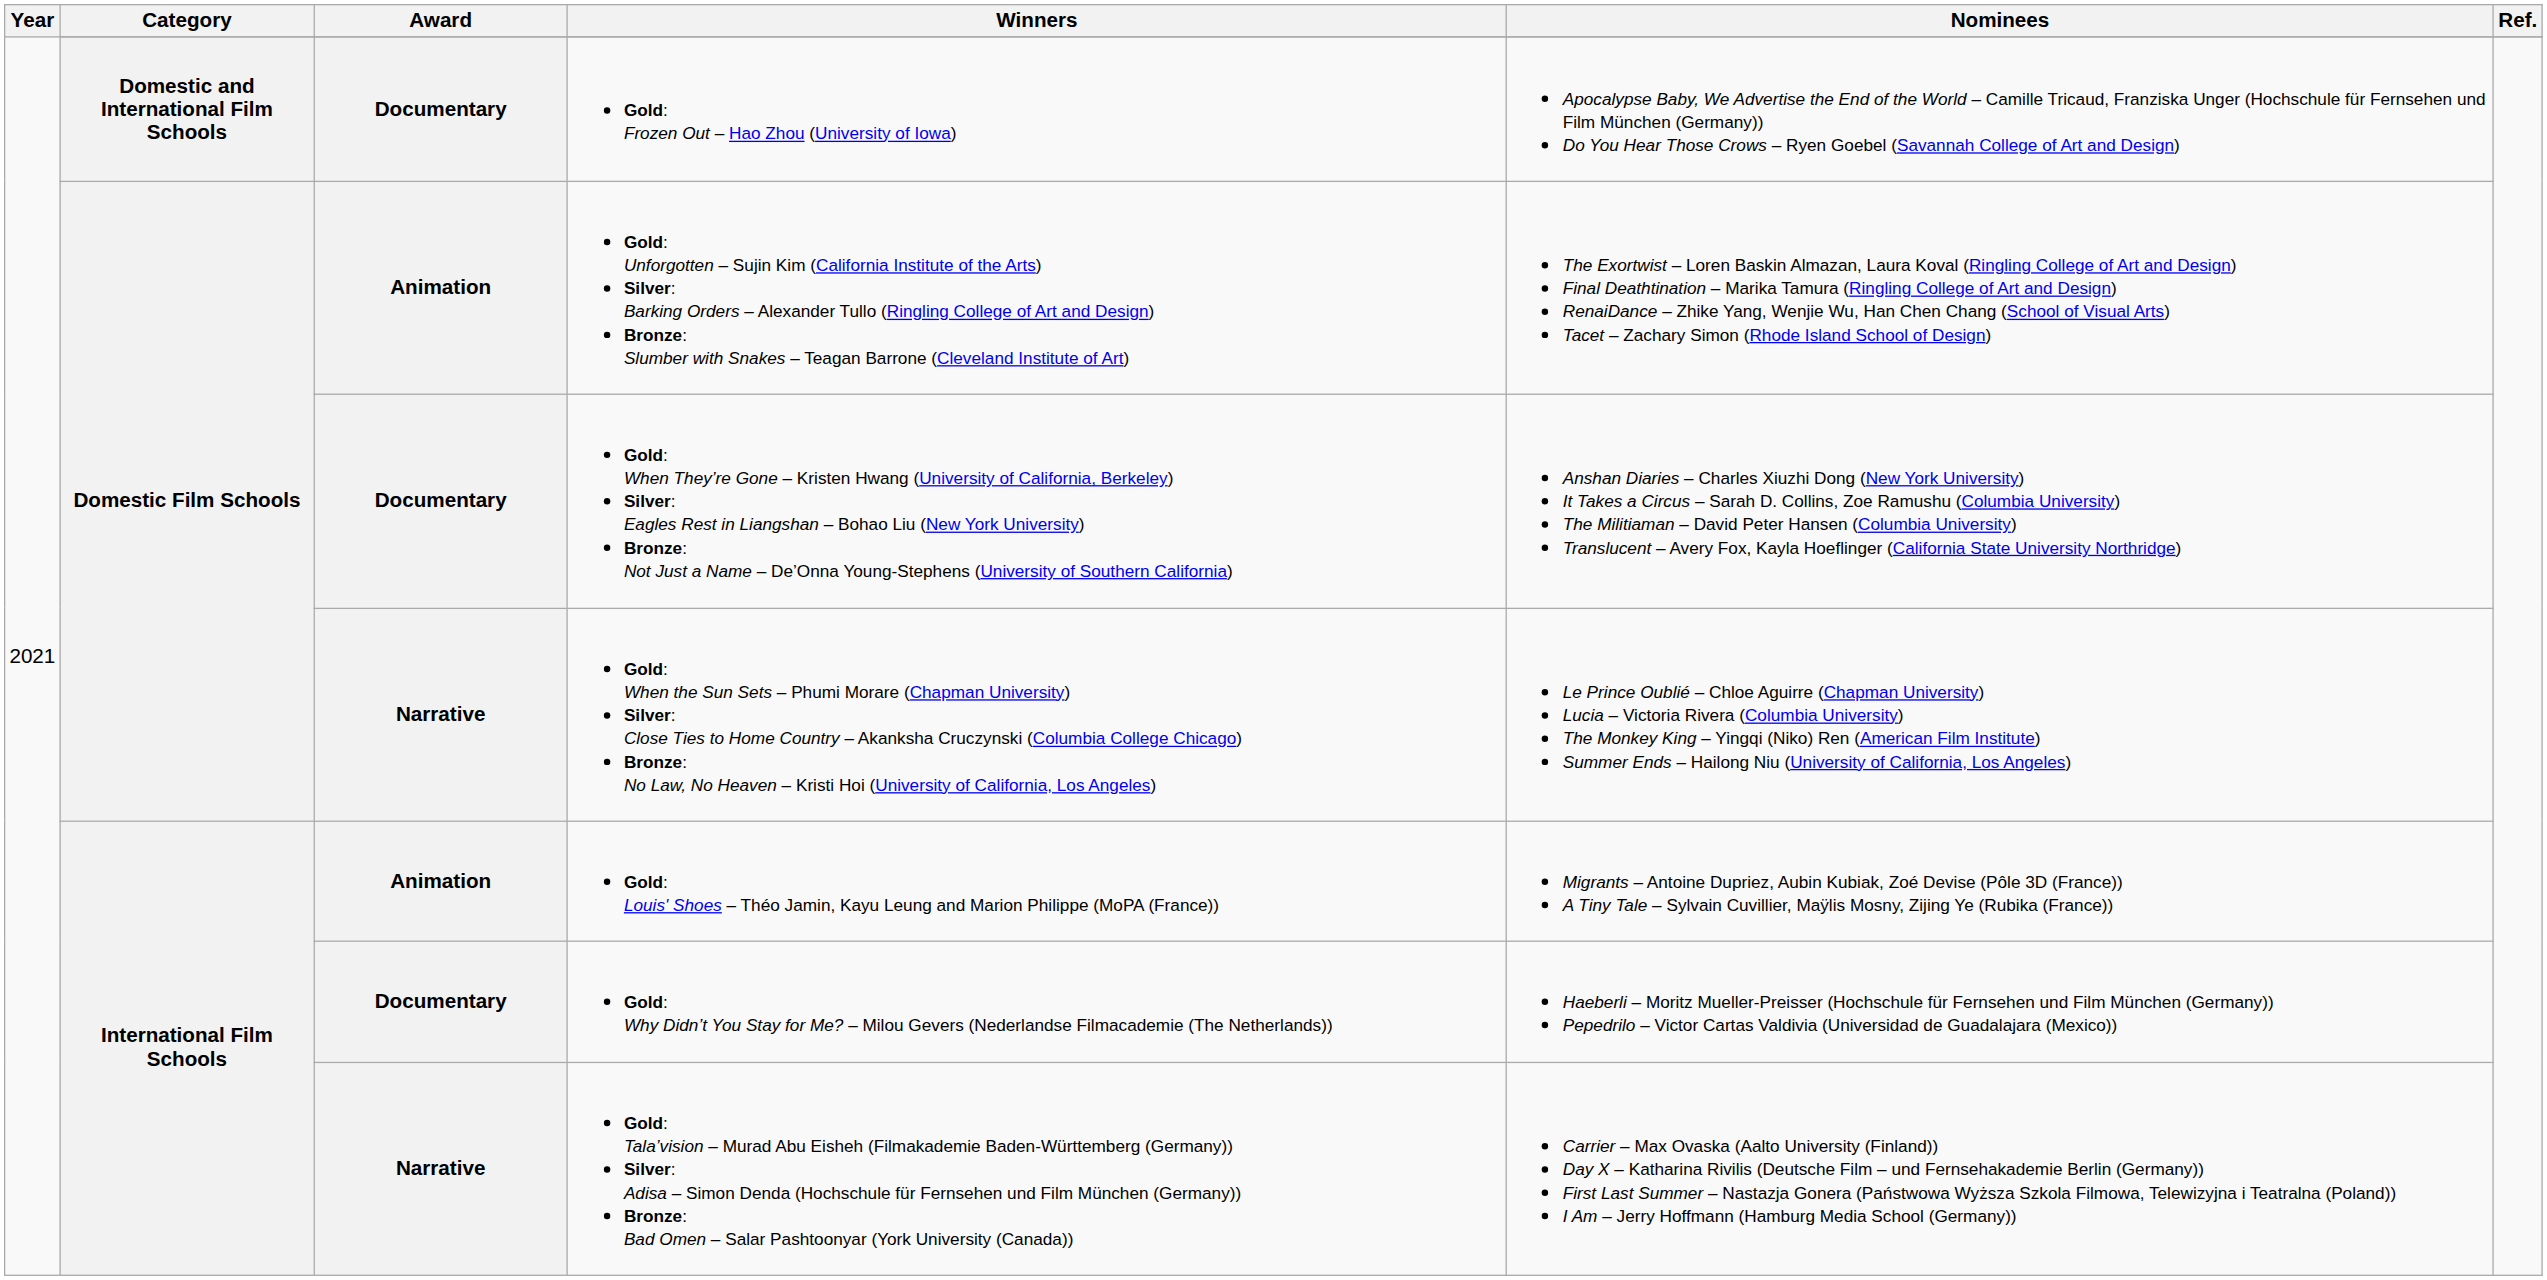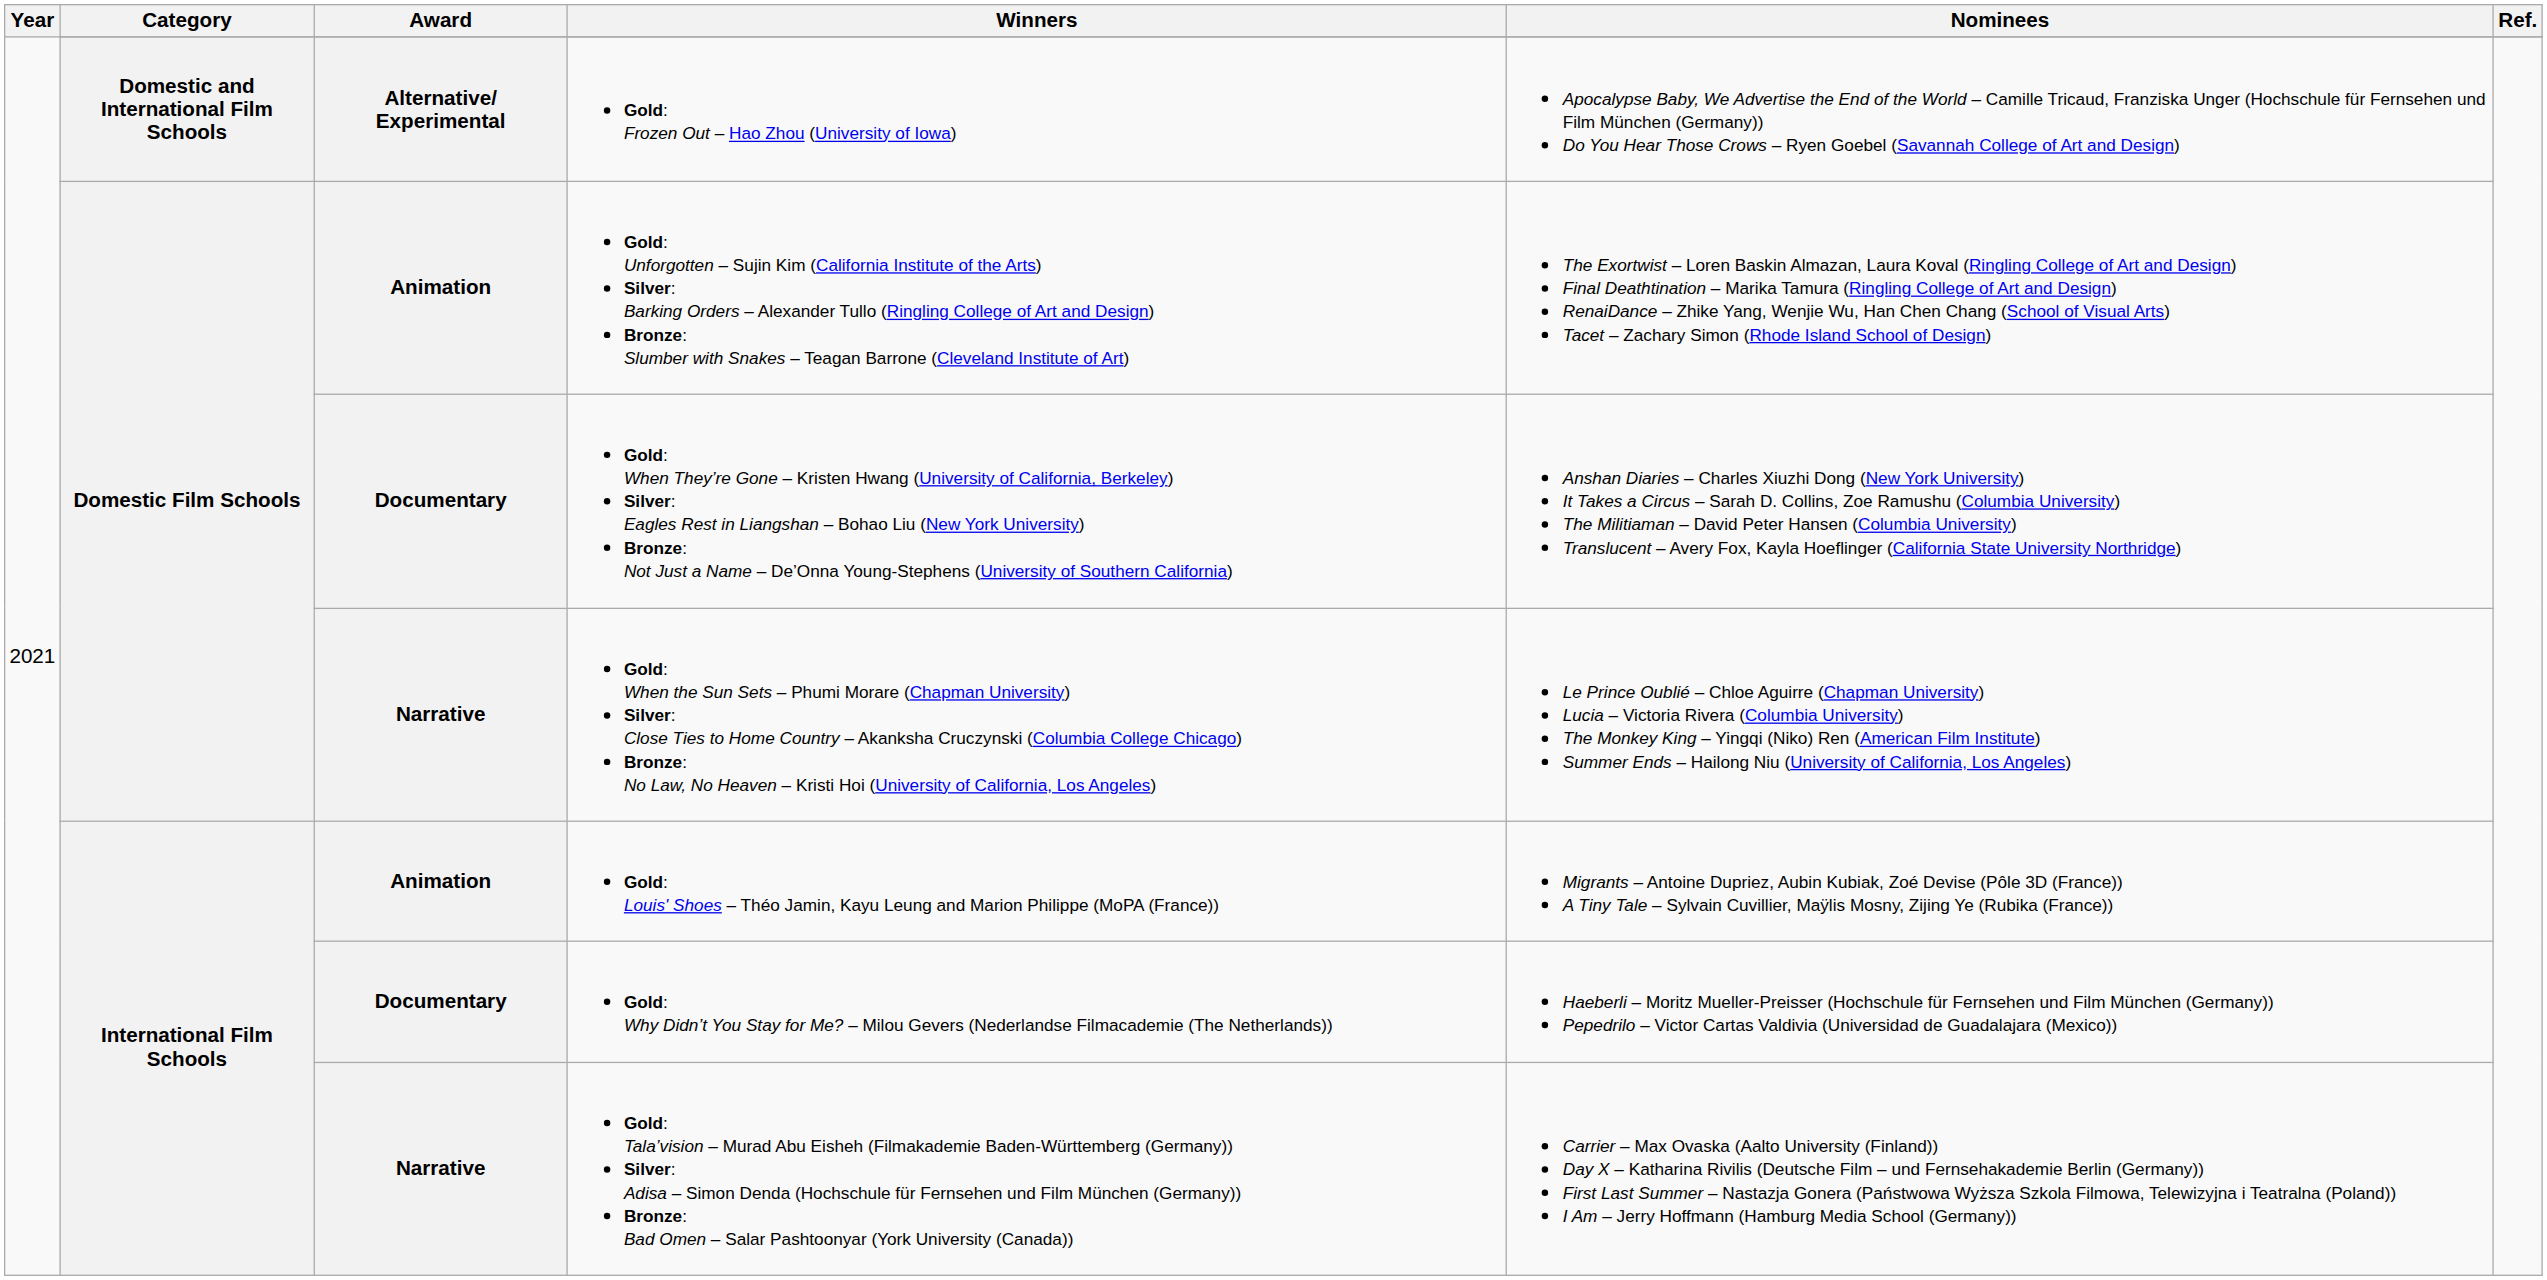(441, 109) Documentary -> (441, 109) Alternative/ Experimental
